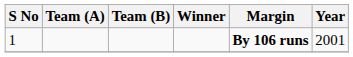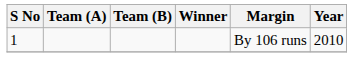(270, 39) bold -> (270, 39) normal
(330, 39) 2001 -> (329, 39) 2010
